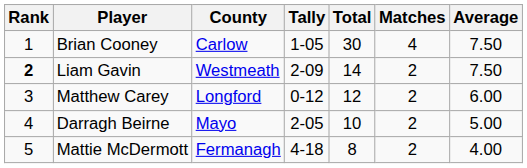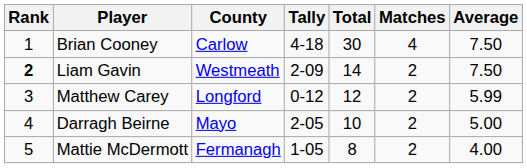(307, 44) 1-05 -> (307, 44) 4-18
(486, 96) 6.00 -> (486, 96) 5.99
(307, 149) 4-18 -> (307, 149) 1-05
